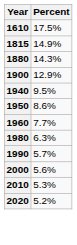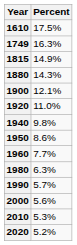+ row: (18, 43)
(47, 75) 12.9% -> (47, 91) 12.1%
+ row: (18, 106)
(45, 91) 9.5% -> (45, 122) 9.8%
